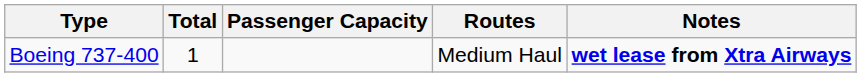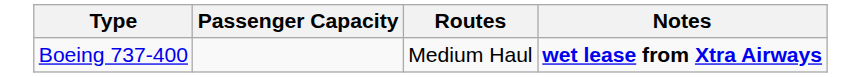- column: (193, 21)
